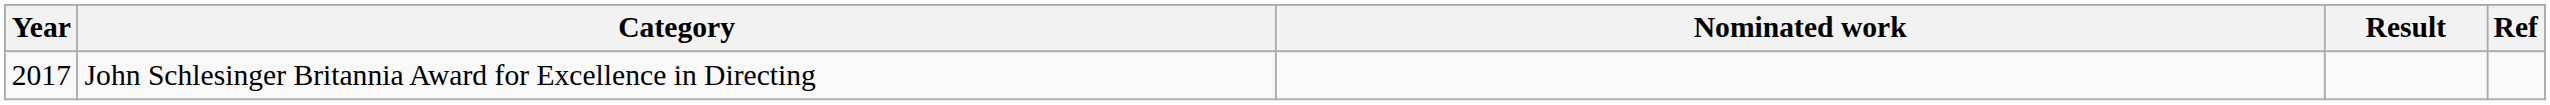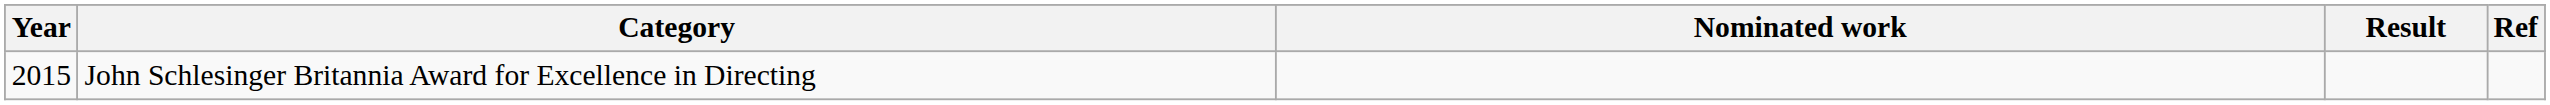(41, 74) 2017 -> (41, 74) 2015
